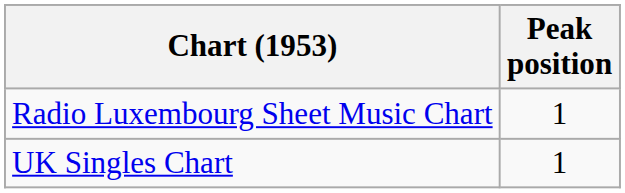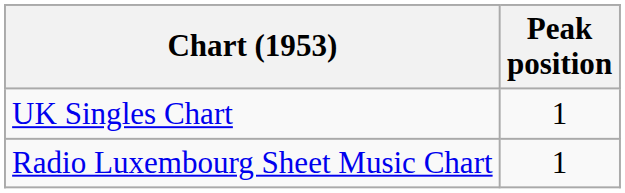rows swapped: (252, 113) <-> (122, 162)
